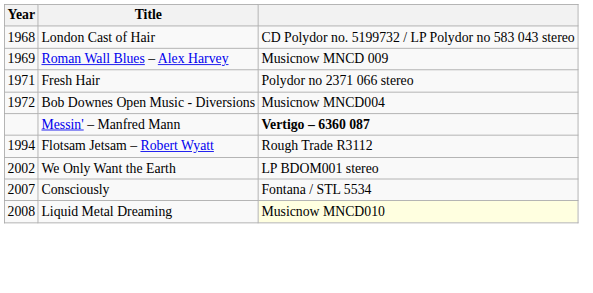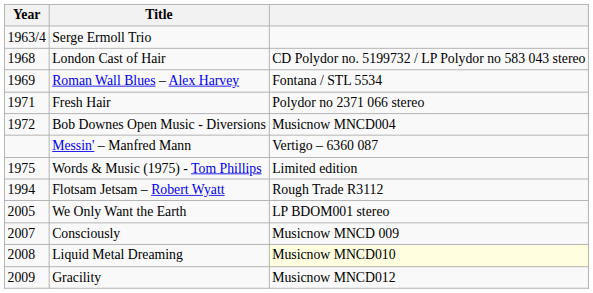+ row: (102, 37)
(325, 59) Musicnow MNCD 009 -> (327, 80) Fontana / STL 5534
(316, 124) bold -> (325, 146) normal
+ row: (157, 168)
(21, 168) 2002 -> (21, 211) 2005
(316, 189) Fontana / STL 5534 -> (336, 233) Musicnow MNCD 009
+ row: (77, 277)
